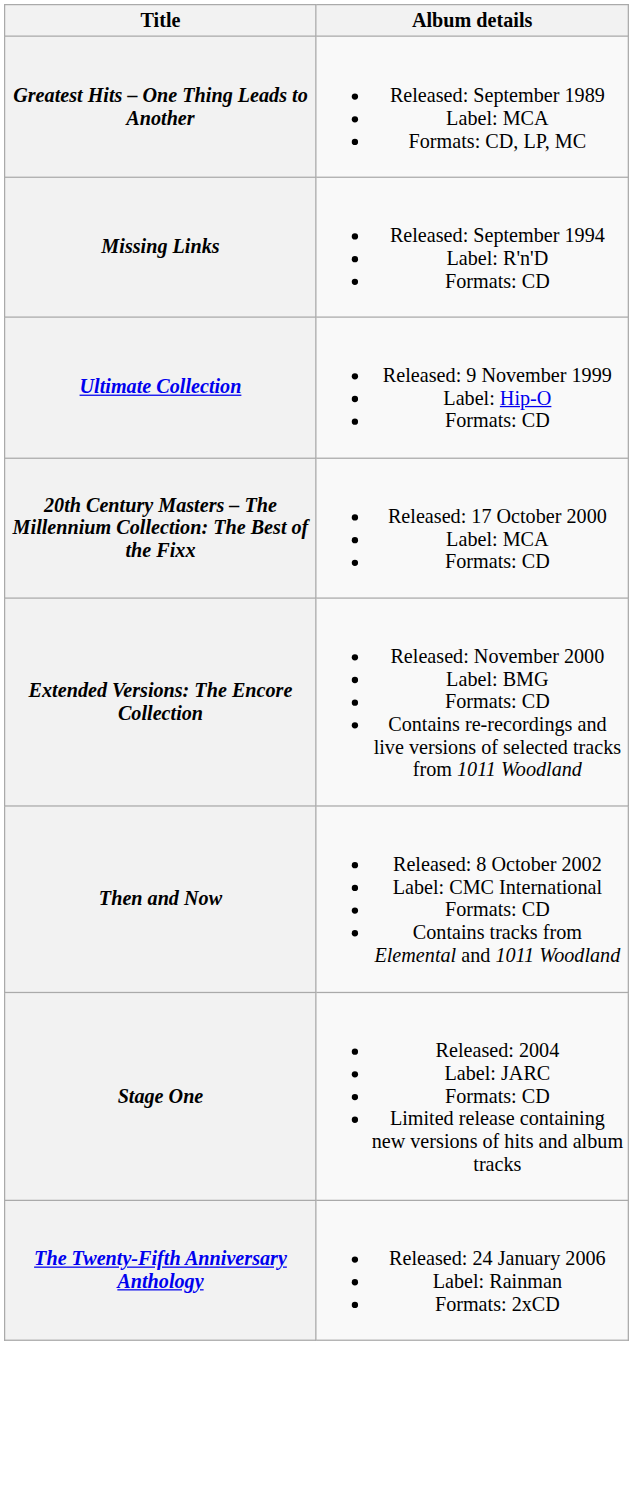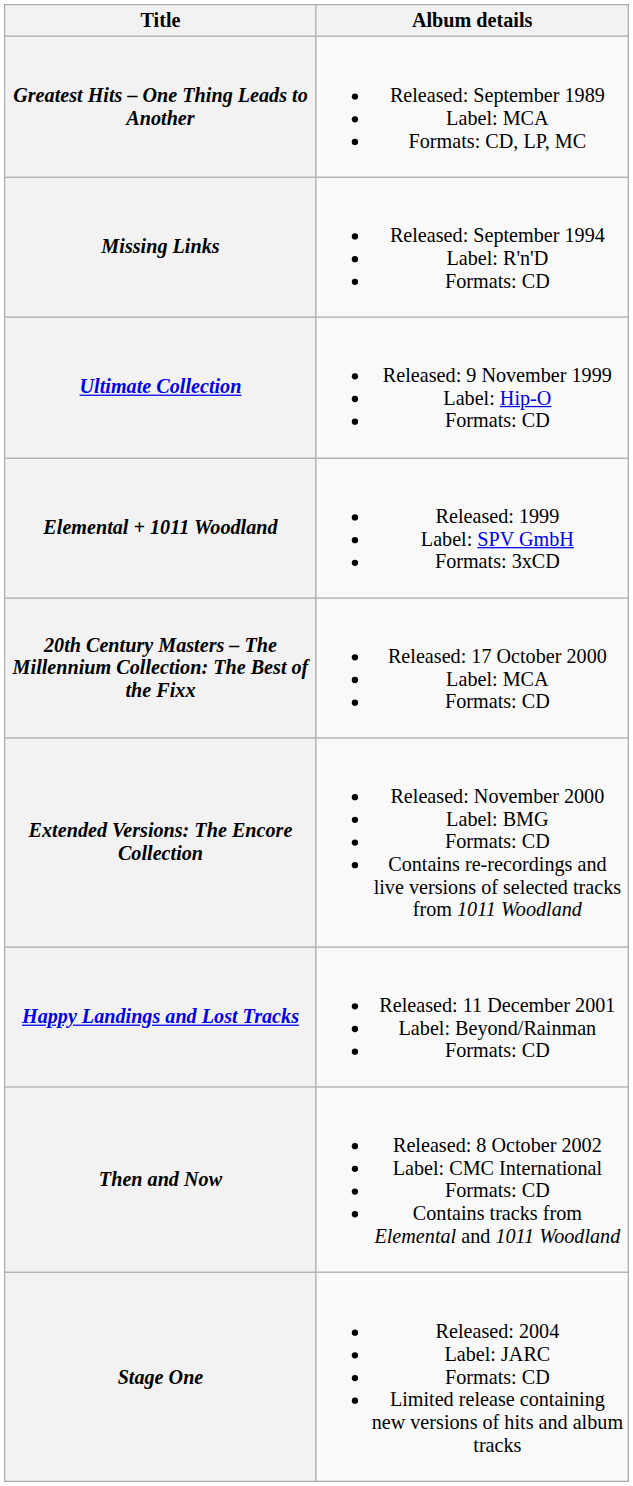+ row: (160, 527)
+ row: (160, 1016)
- row: (160, 1270)
